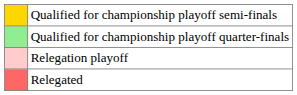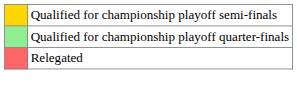- row: (79, 58)
